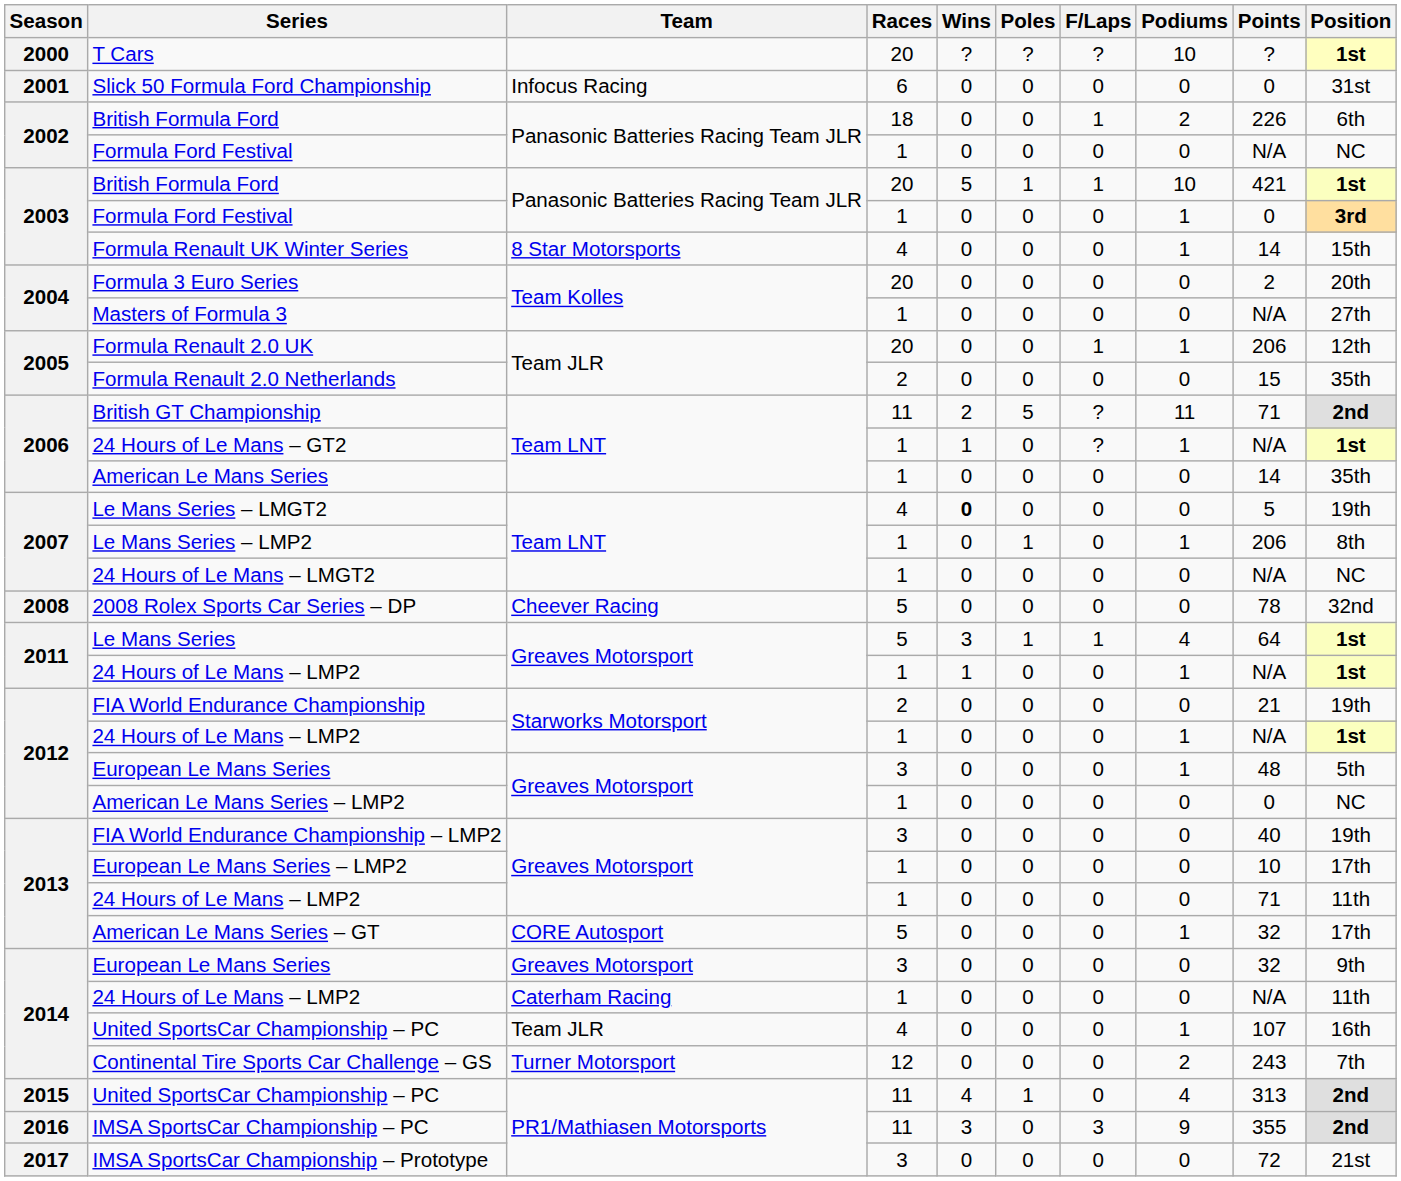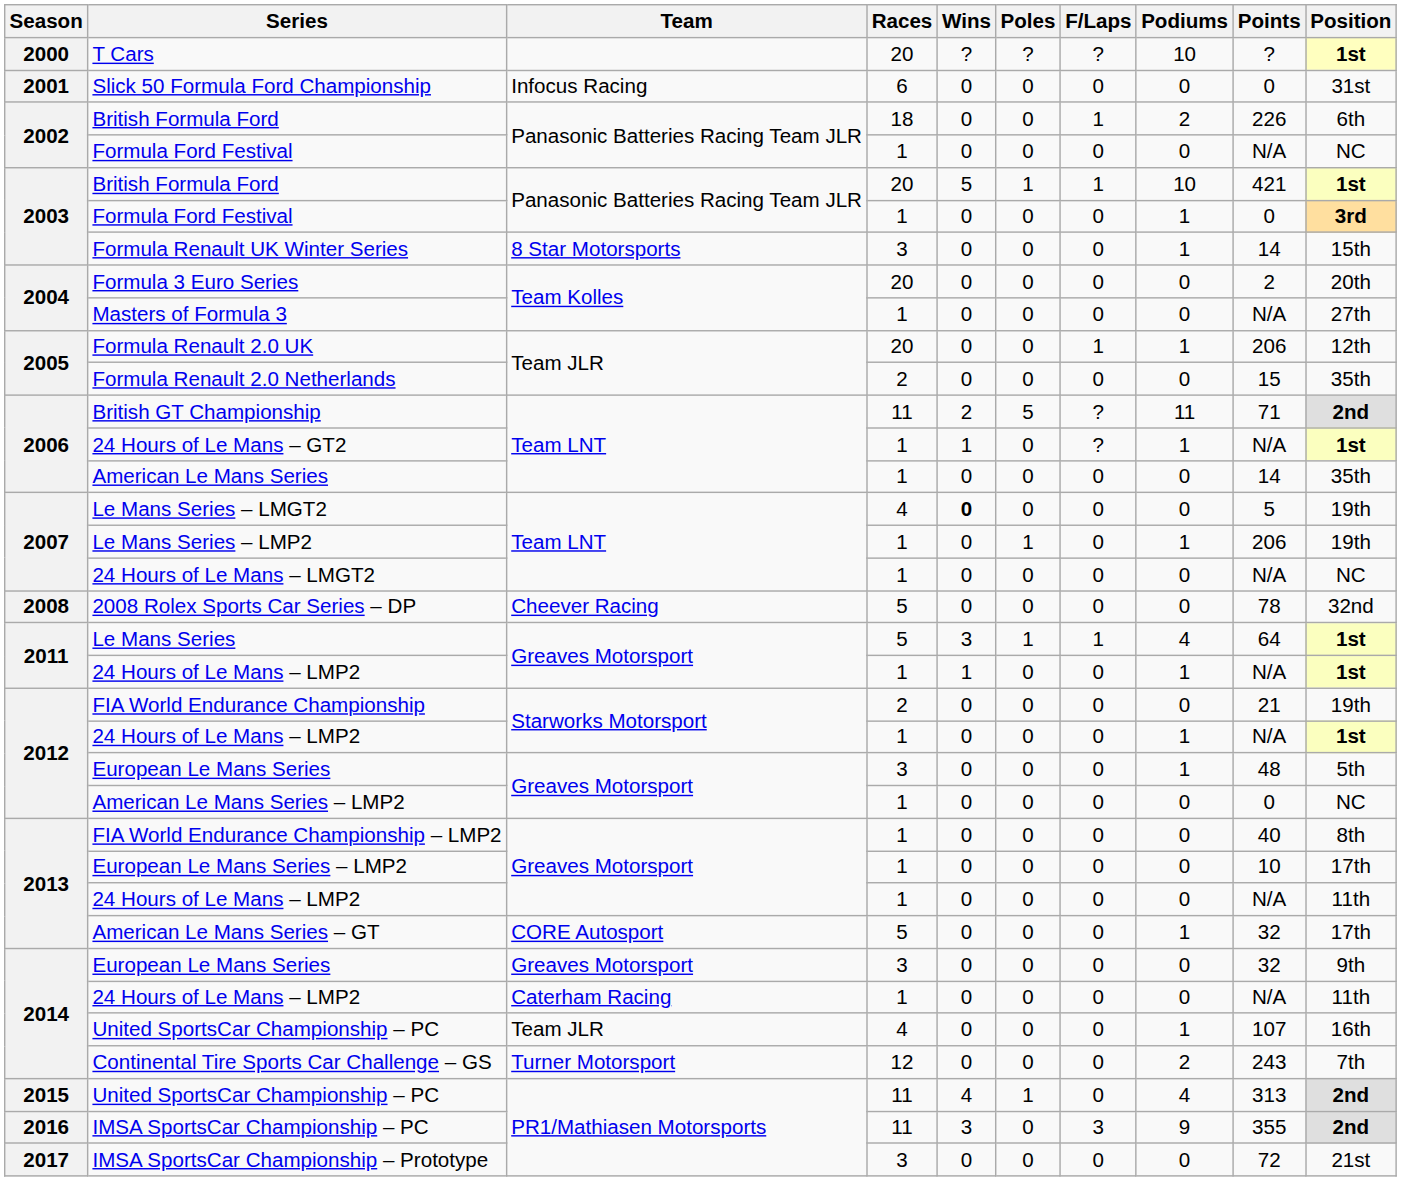(902, 249) 4 -> (902, 249) 3
(1351, 542) 8th -> (1351, 542) 19th
(902, 835) 3 -> (902, 835) 1
(1351, 835) 19th -> (1351, 835) 8th
(1269, 900) 71 -> (1269, 900) N/A
